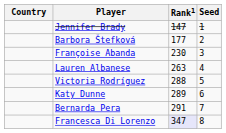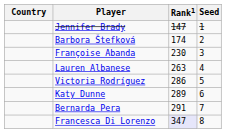(179, 40) 177 -> (179, 40) 174
(179, 81) 288 -> (179, 81) 286
